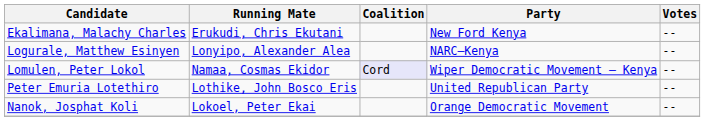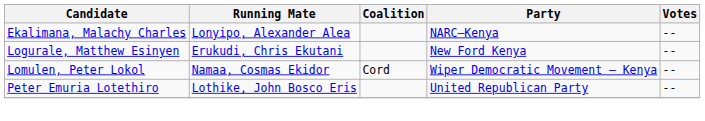(267, 32) Erukudi, Chris Ekutani -> (271, 32) Lonyipo, Alexander Alea
(478, 32) New Ford Kenya -> (464, 32) NARC–Kenya
(271, 51) Lonyipo, Alexander Alea -> (267, 51) Erukudi, Chris Ekutani
(464, 51) NARC–Kenya -> (478, 51) New Ford Kenya
(376, 70) lavender background -> (376, 70) no background
- row: (73, 107)
